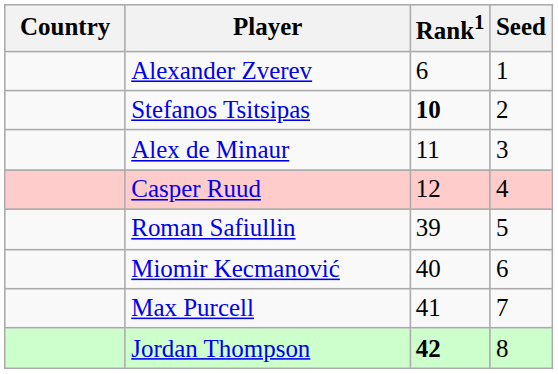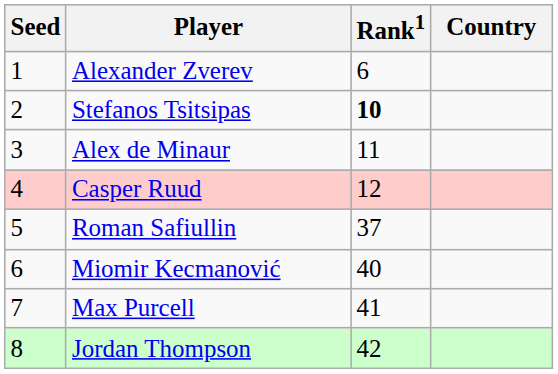columns swapped: (65, 27) <-> (521, 27)
(428, 228) 39 -> (369, 228) 37
(428, 347) bold -> (369, 347) normal
